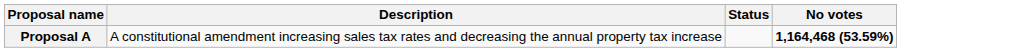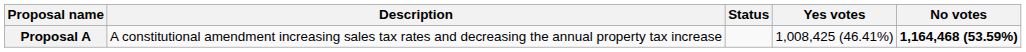+ column: (834, 15)
